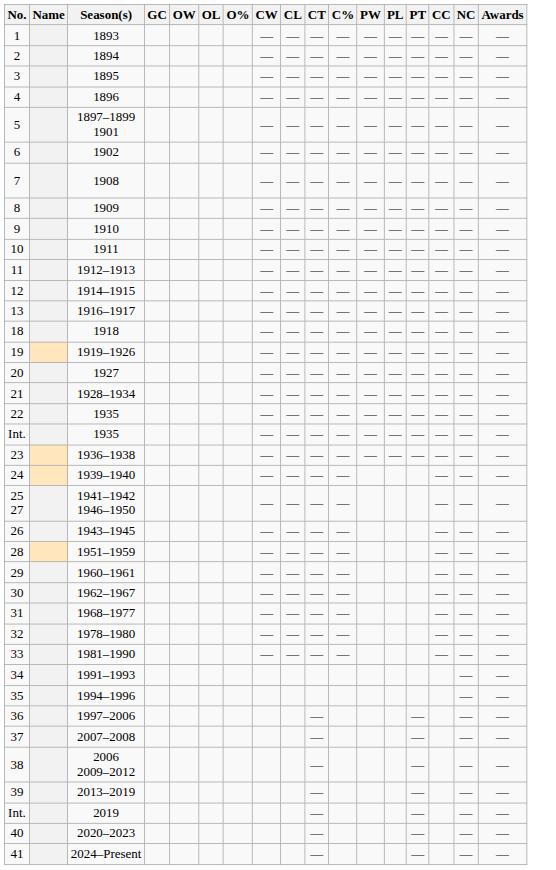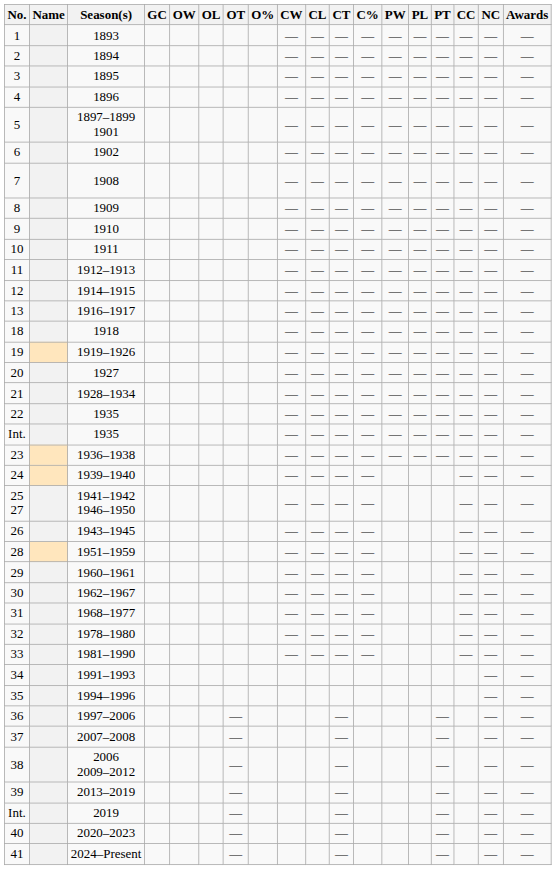+ column: (236, 14)
